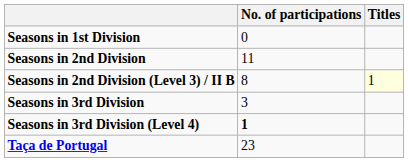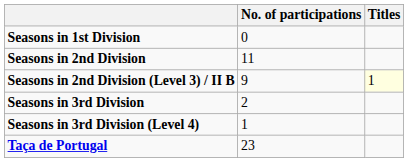(244, 80) 8 -> (244, 80) 9
(244, 102) 3 -> (244, 102) 2
(244, 124) bold -> (244, 124) normal
